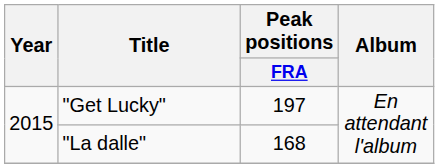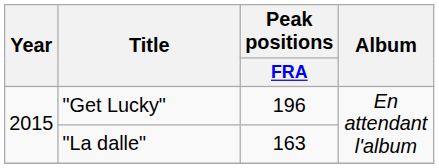(289, 105) 197 -> (289, 105) 196
(289, 143) 168 -> (289, 143) 163
